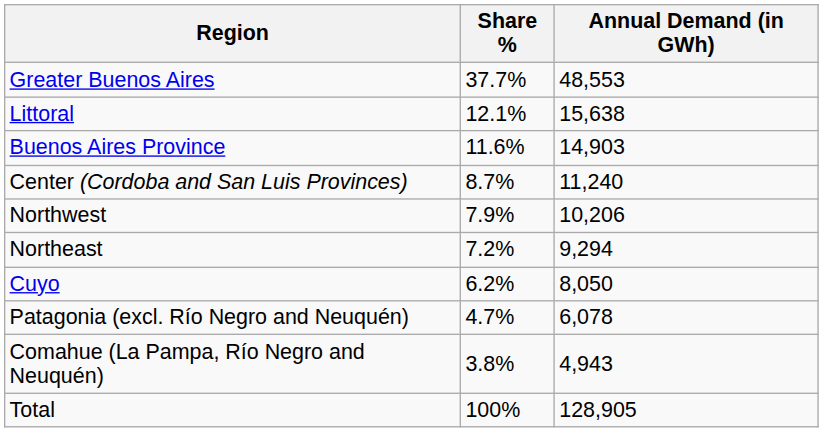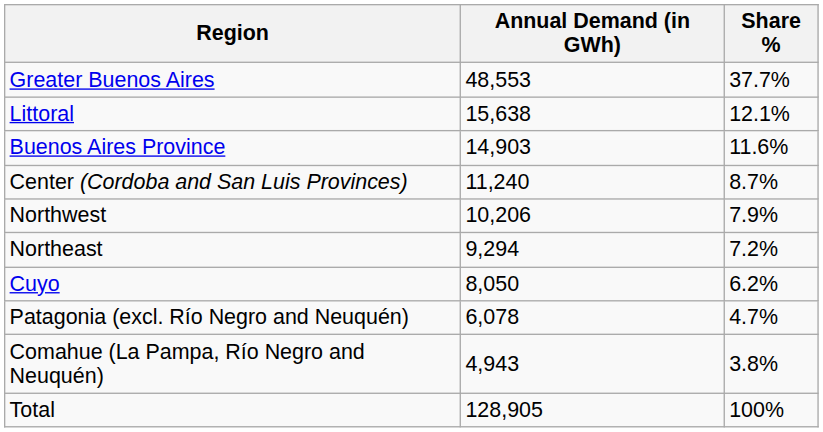columns swapped: (686, 33) <-> (507, 33)
